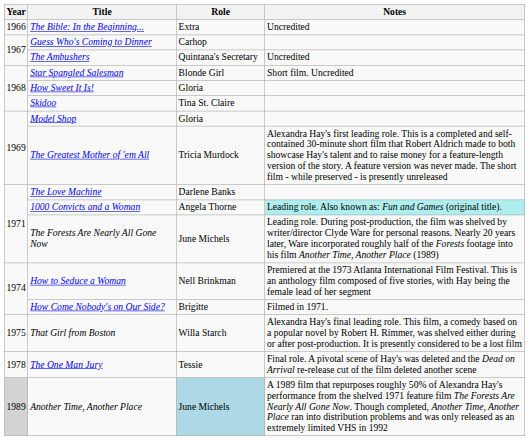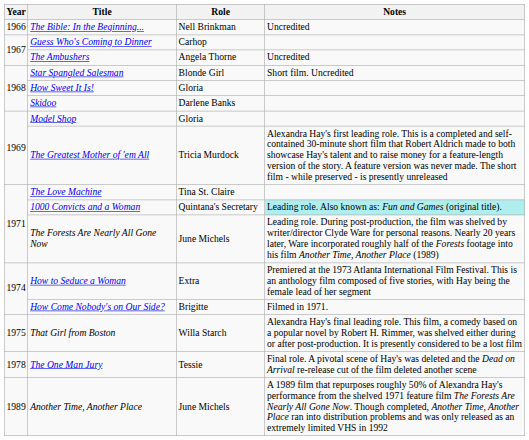(189, 27) Extra -> (207, 27) Nell Brinkman
(218, 57) Quintana's Secretary -> (207, 57) Angela Thorne
(207, 103) Tina St. Claire -> (207, 103) Darlene Banks
(207, 192) Darlene Banks -> (207, 192) Tina St. Claire
(207, 207) Angela Thorne -> (218, 207) Quintana's Secretary
(207, 281) Nell Brinkman -> (189, 281) Extra
(16, 406) lightgrey background -> (16, 406) no background
(204, 406) lightblue background -> (204, 406) no background
